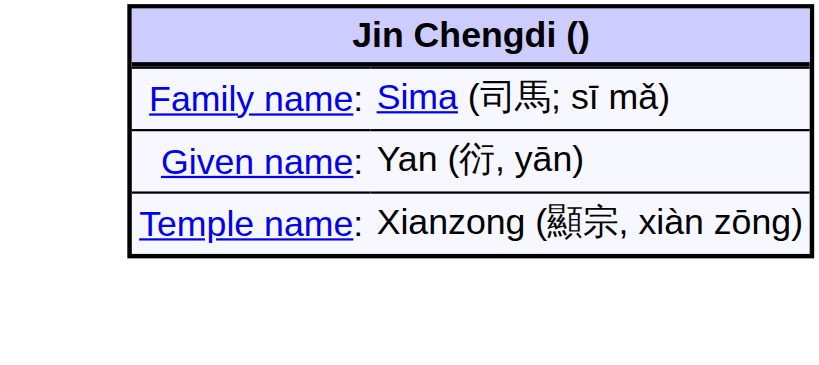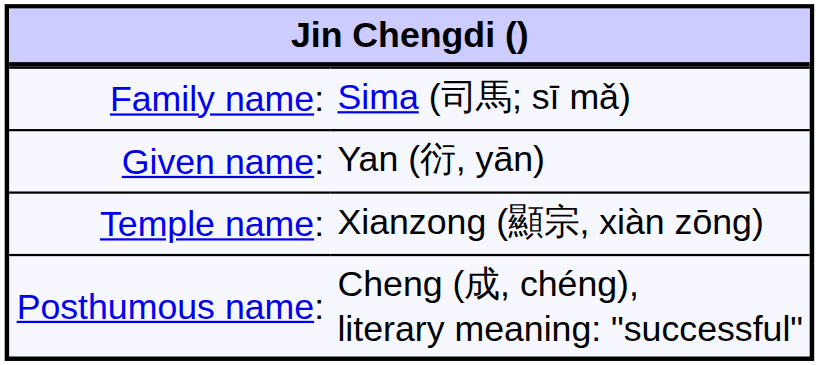+ row: (170, 305)
